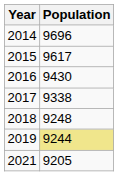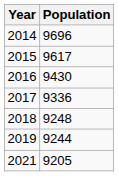(57, 98) 9338 -> (57, 98) 9336
(57, 139) khaki background -> (57, 139) no background
